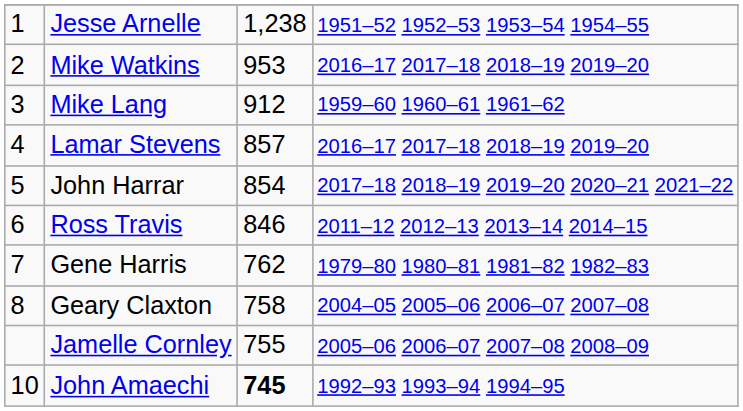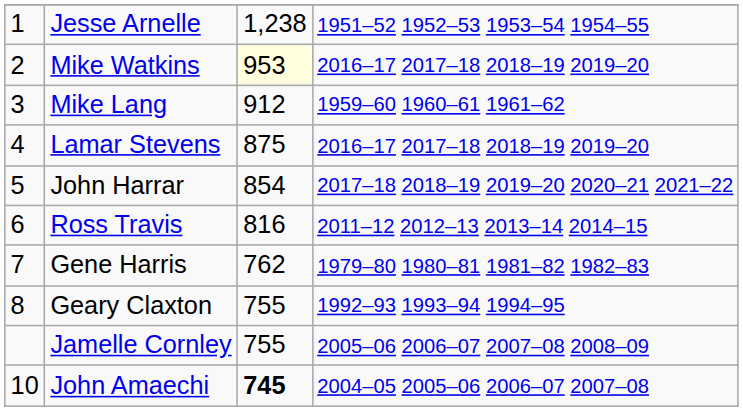(264, 64) no background -> (264, 64) lightyellow background
(264, 144) 857 -> (264, 144) 875
(264, 225) 846 -> (264, 225) 816
(264, 305) 758 -> (264, 305) 755
(483, 305) 2004–05 2005–06 2006–07 2007–08 -> (441, 305) 1992–93 1993–94 1994–95
(441, 386) 1992–93 1993–94 1994–95 -> (483, 386) 2004–05 2005–06 2006–07 2007–08
